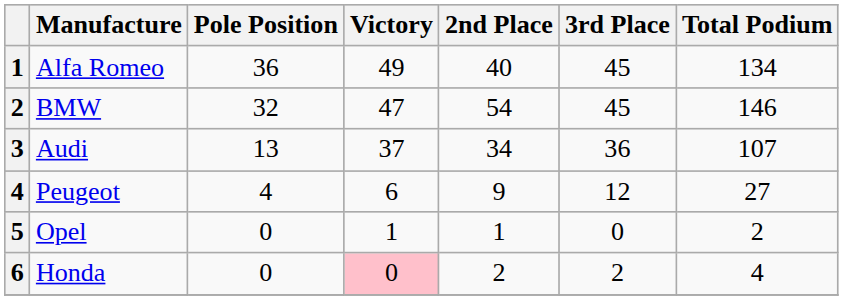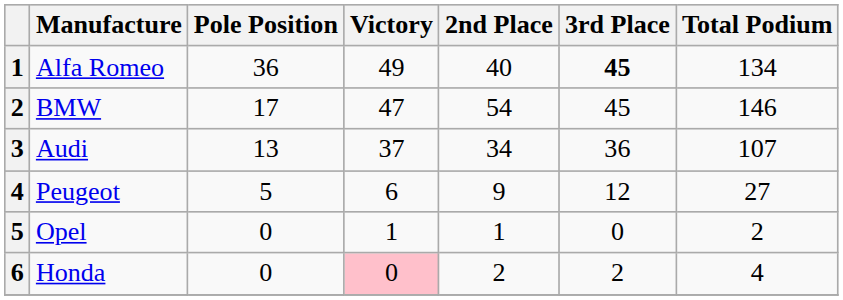(617, 66) normal -> (617, 66) bold
(266, 107) 32 -> (266, 107) 17
(266, 190) 4 -> (266, 190) 5
